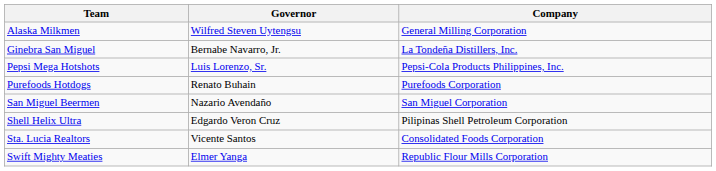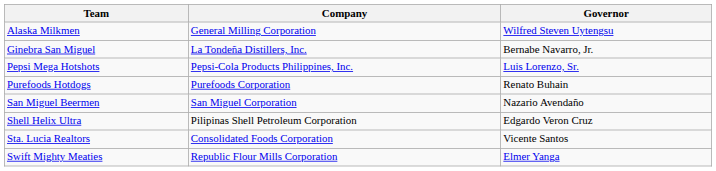columns swapped: (555, 13) <-> (294, 13)
